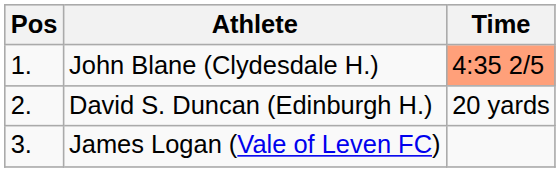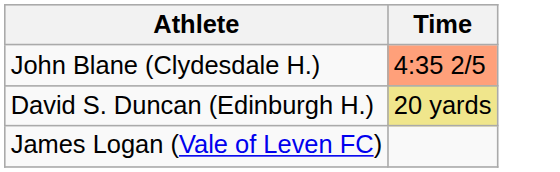- column: (34, 24)
(501, 105) no background -> (443, 105) khaki background
